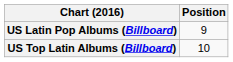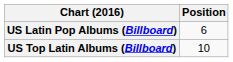(204, 30) 9 -> (204, 30) 6
